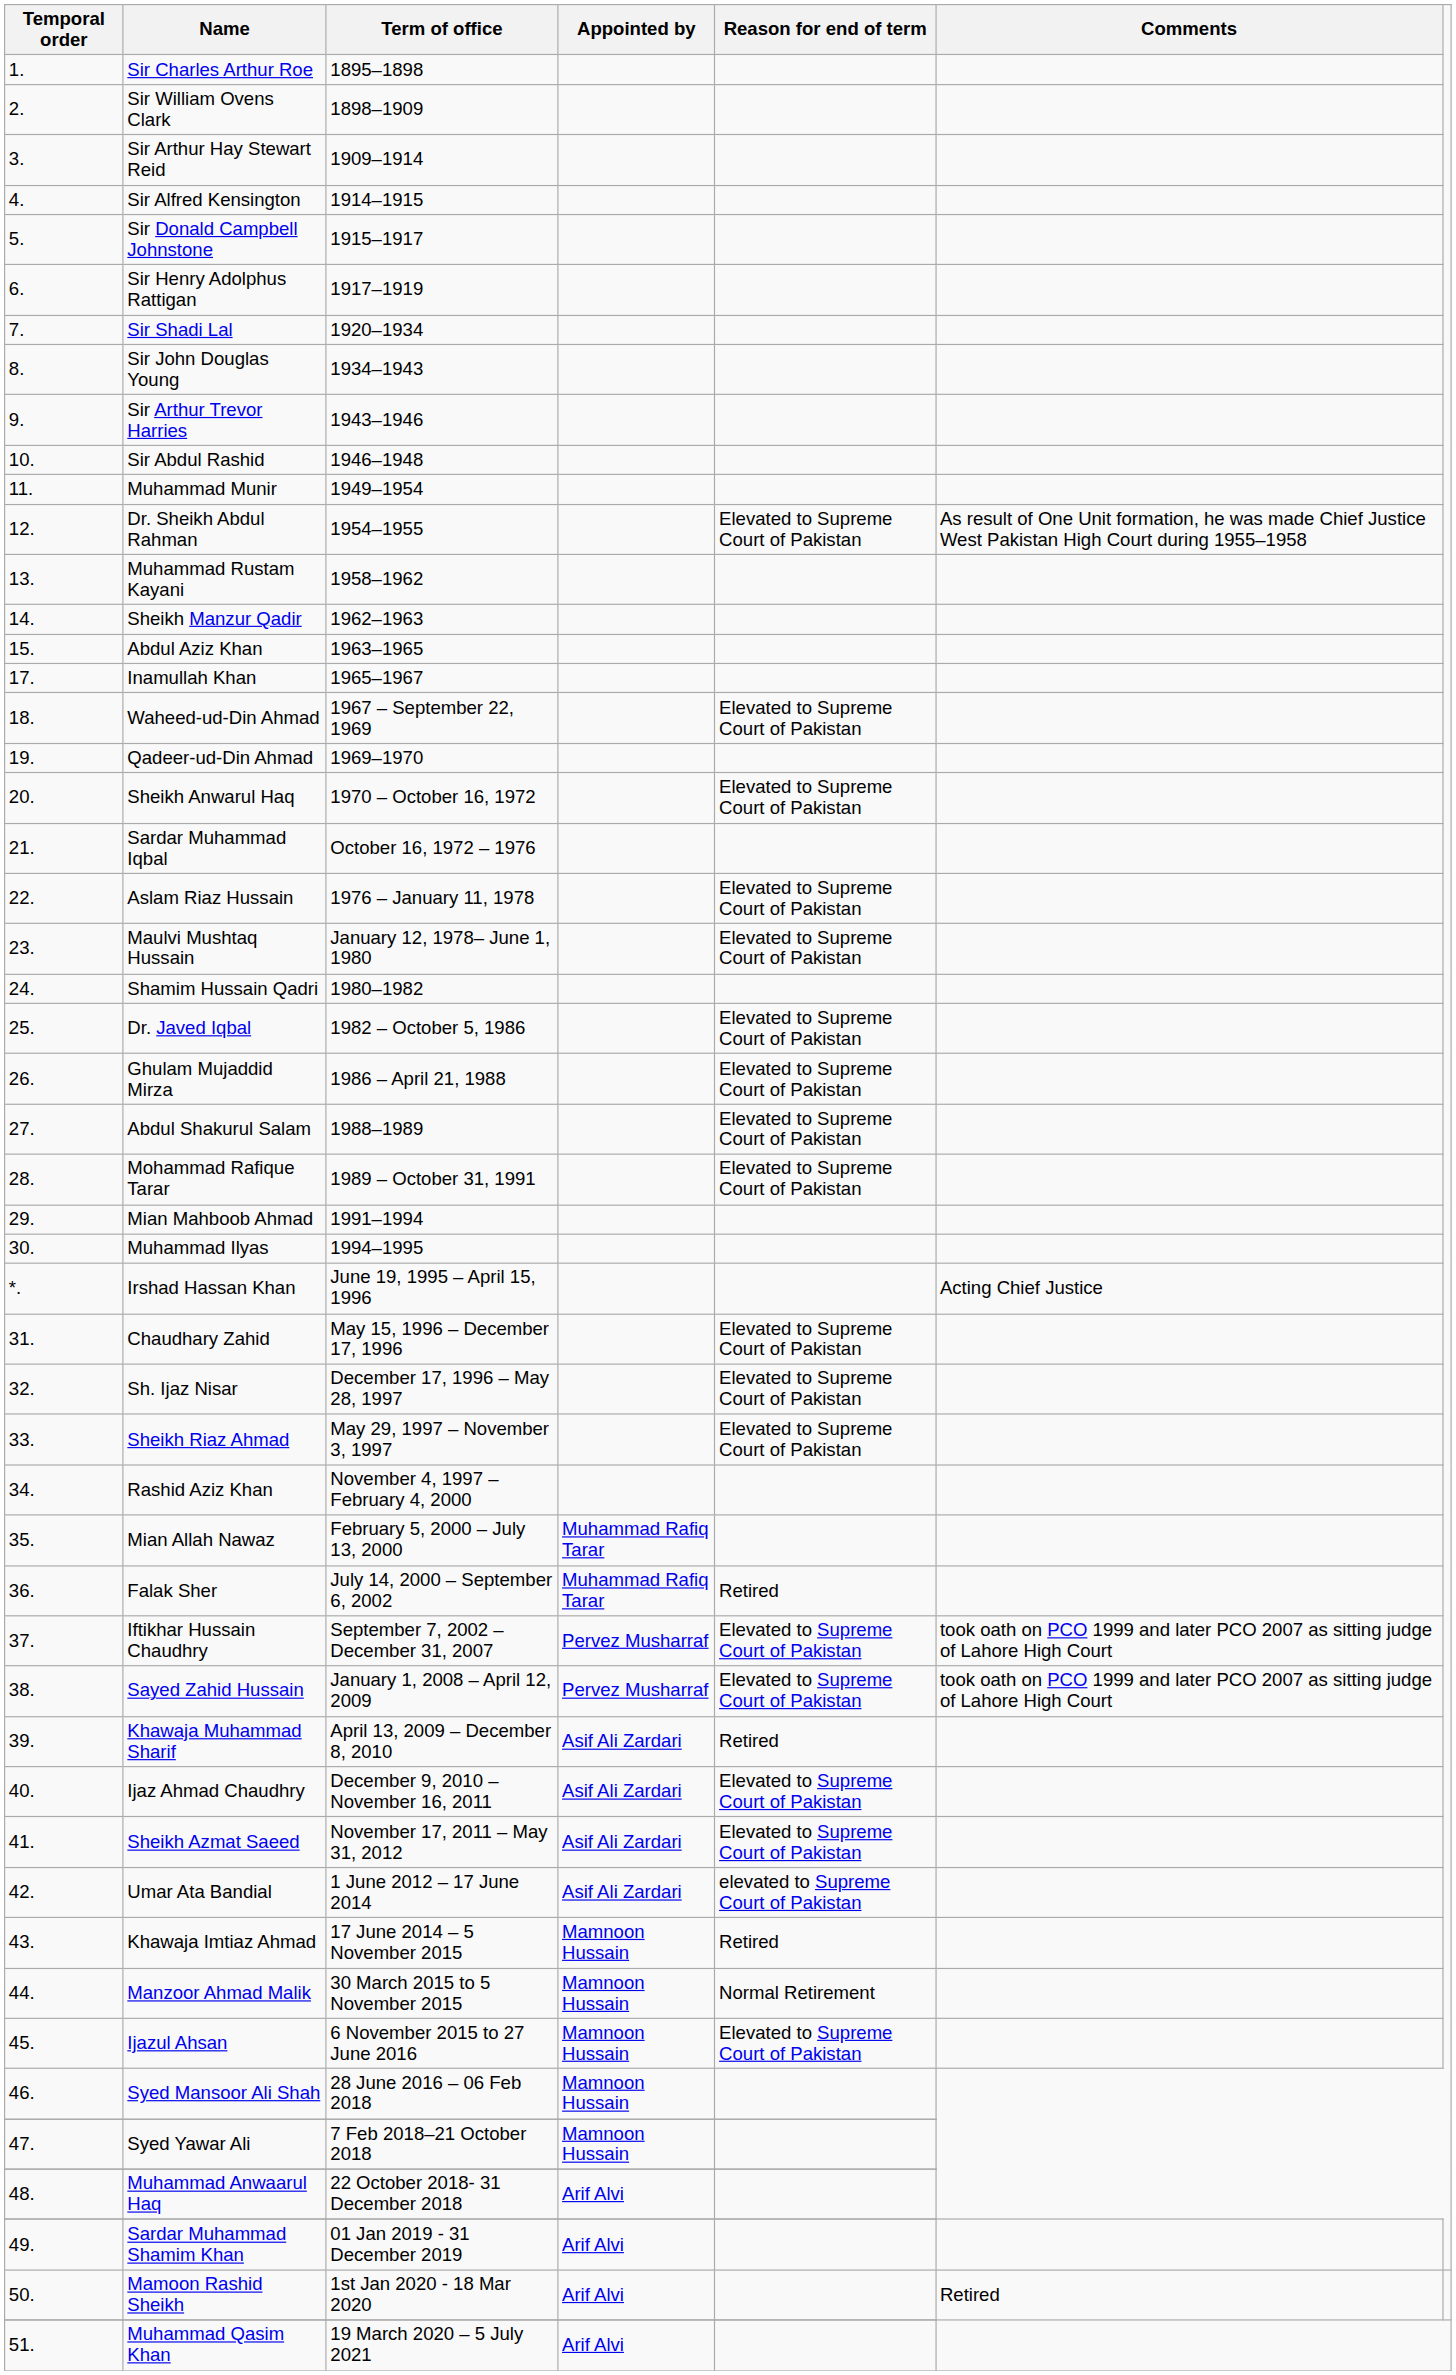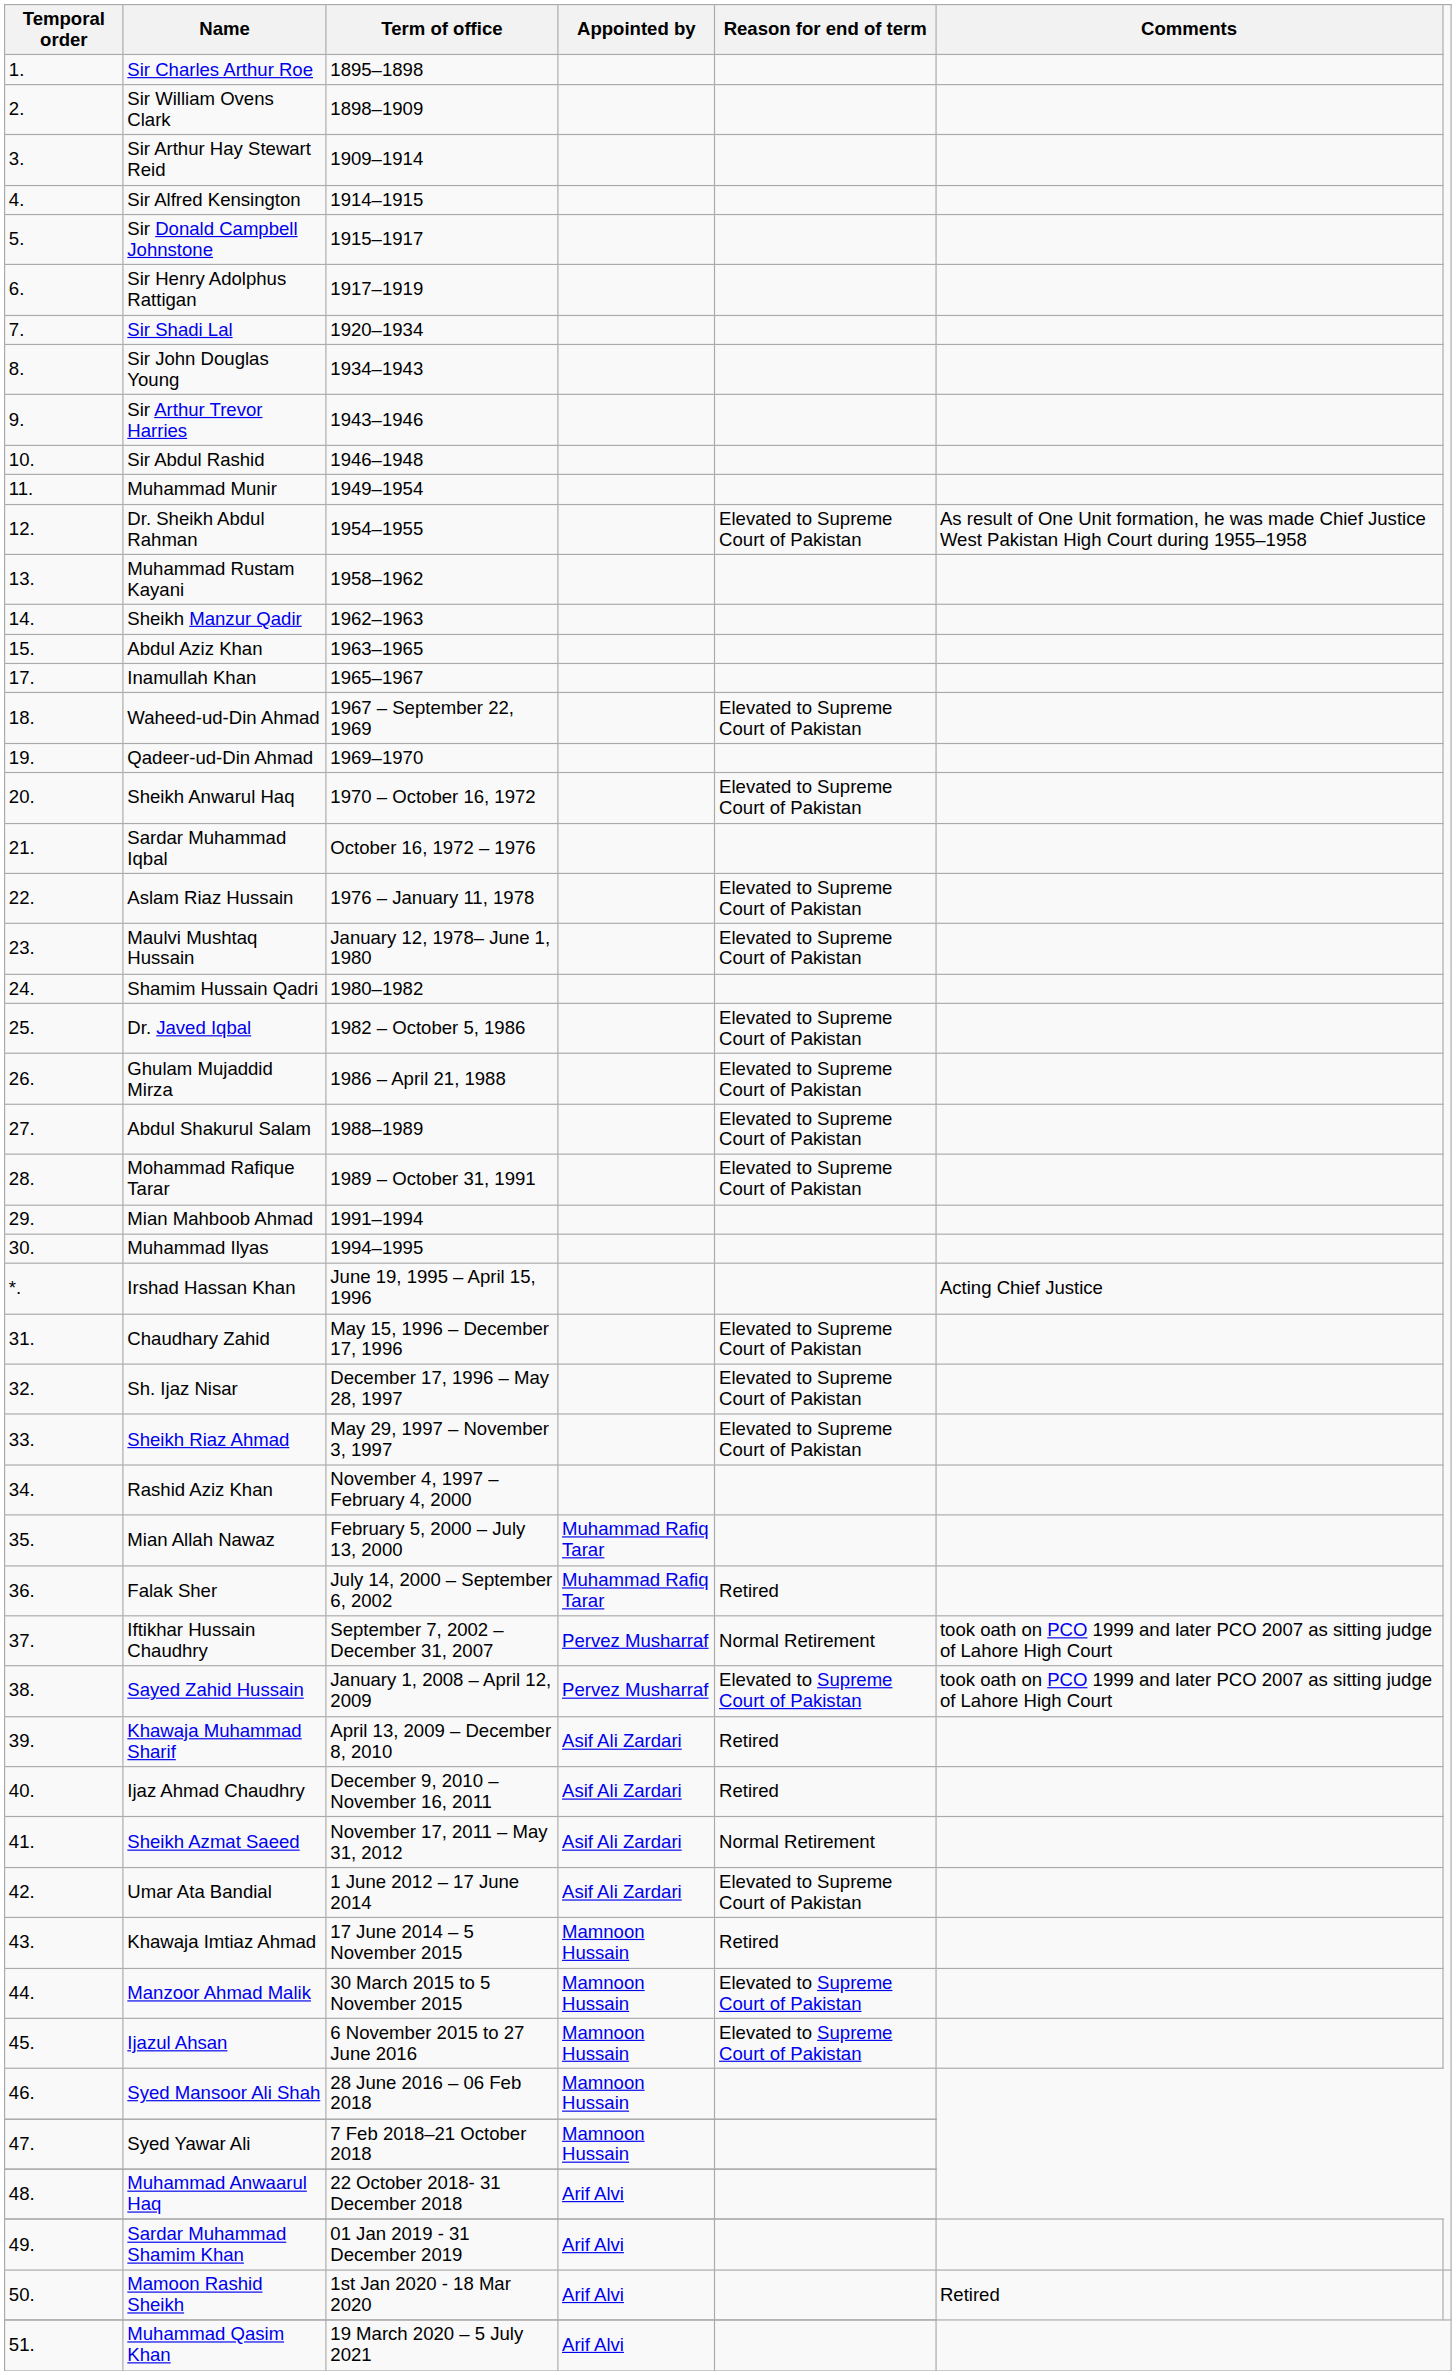(806, 1640) Elevated to Supreme Court of Pakistan -> (797, 1640) Normal Retirement
(806, 1791) Elevated to Supreme Court of Pakistan -> (749, 1791) Retired
(806, 1842) Elevated to Supreme Court of Pakistan -> (797, 1842) Normal Retirement
(805, 1892) elevated to Supreme Court of Pakistan -> (806, 1892) Elevated to Supreme Court of Pakistan
(797, 1992) Normal Retirement -> (806, 1992) Elevated to Supreme Court of Pakistan
